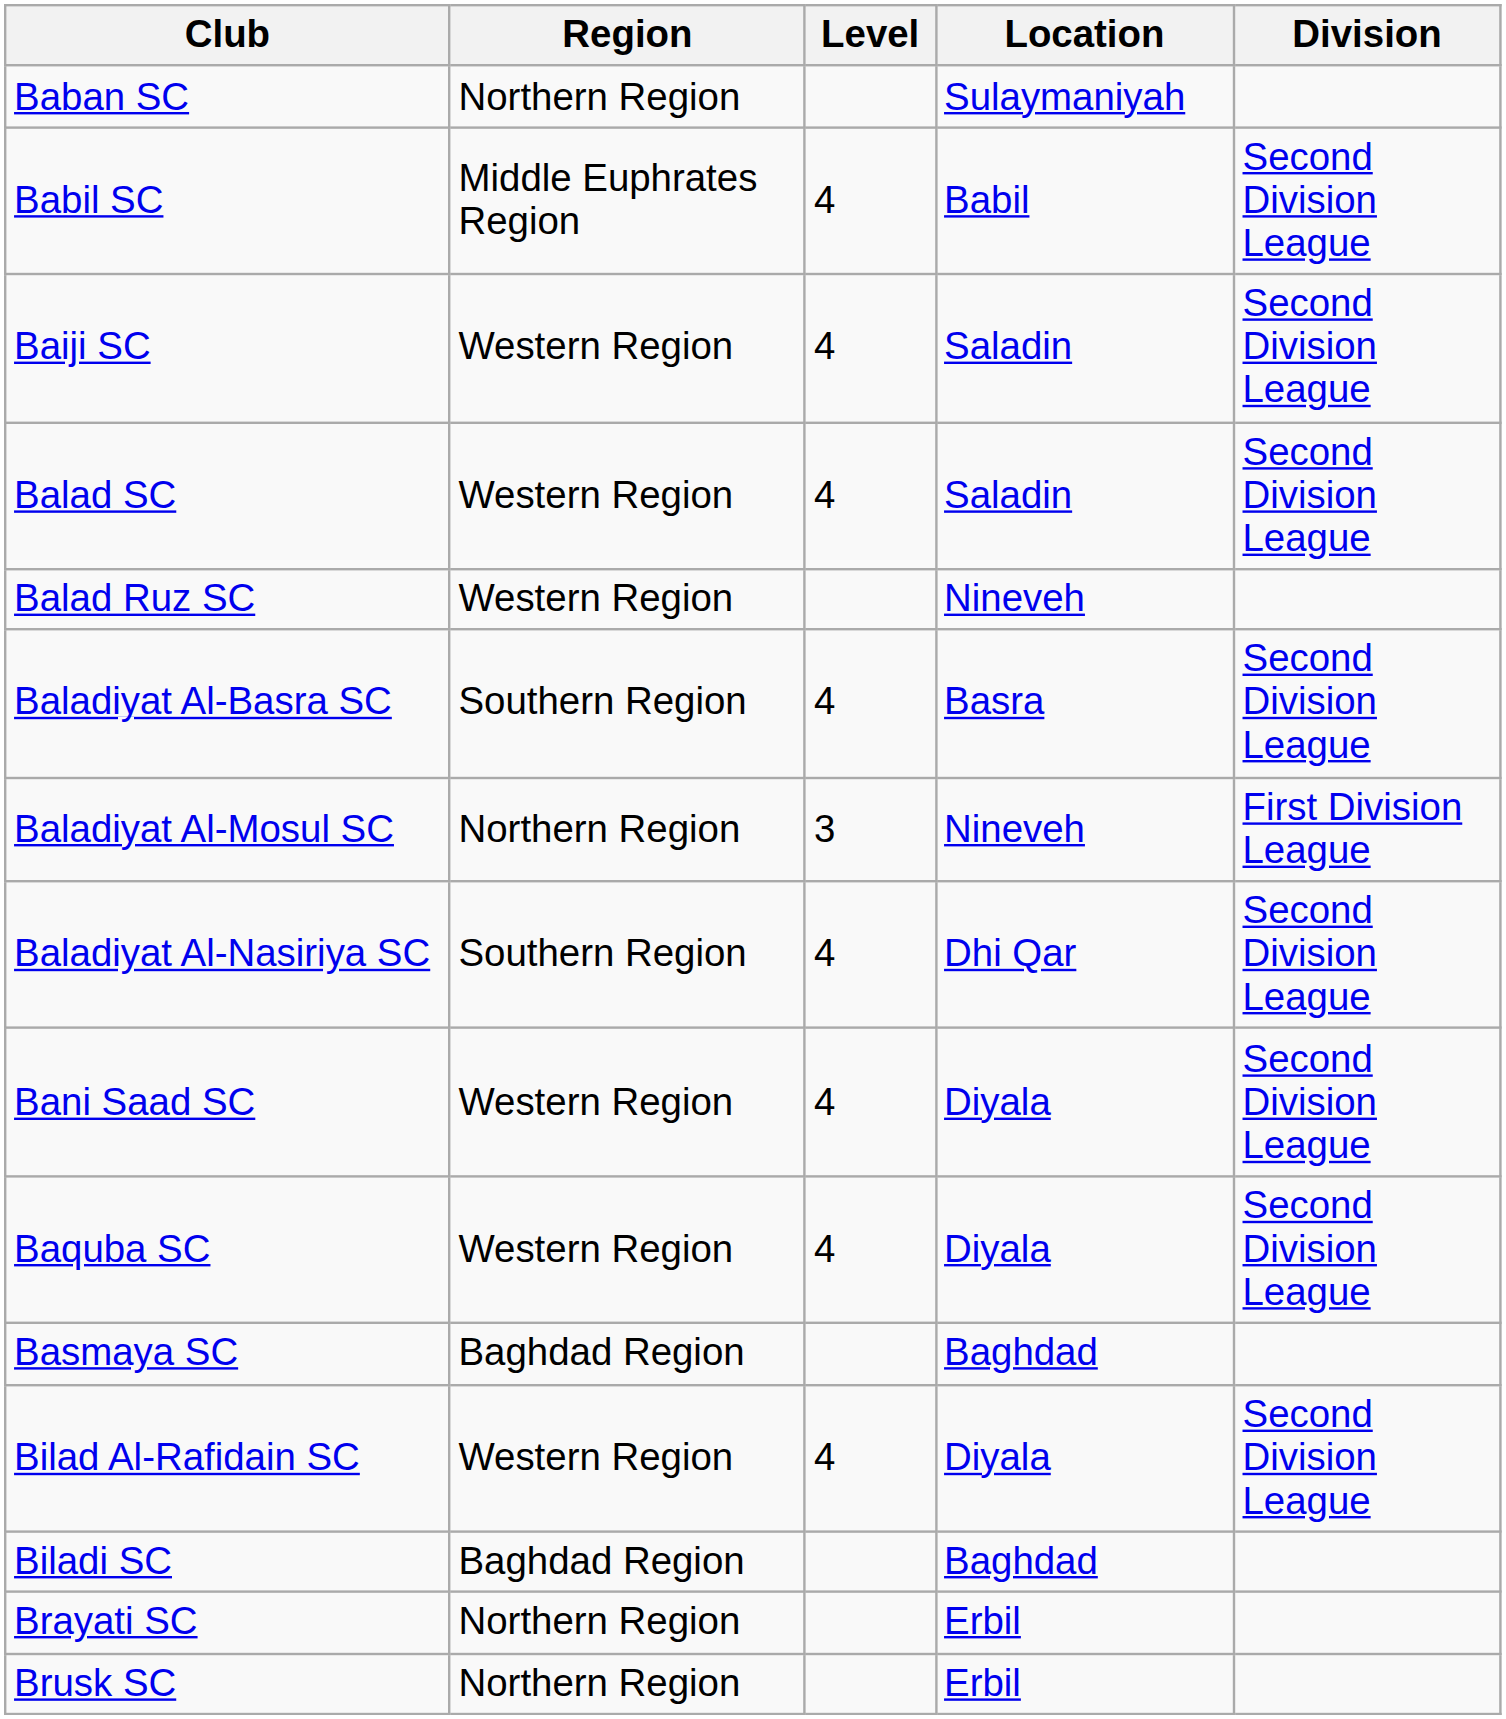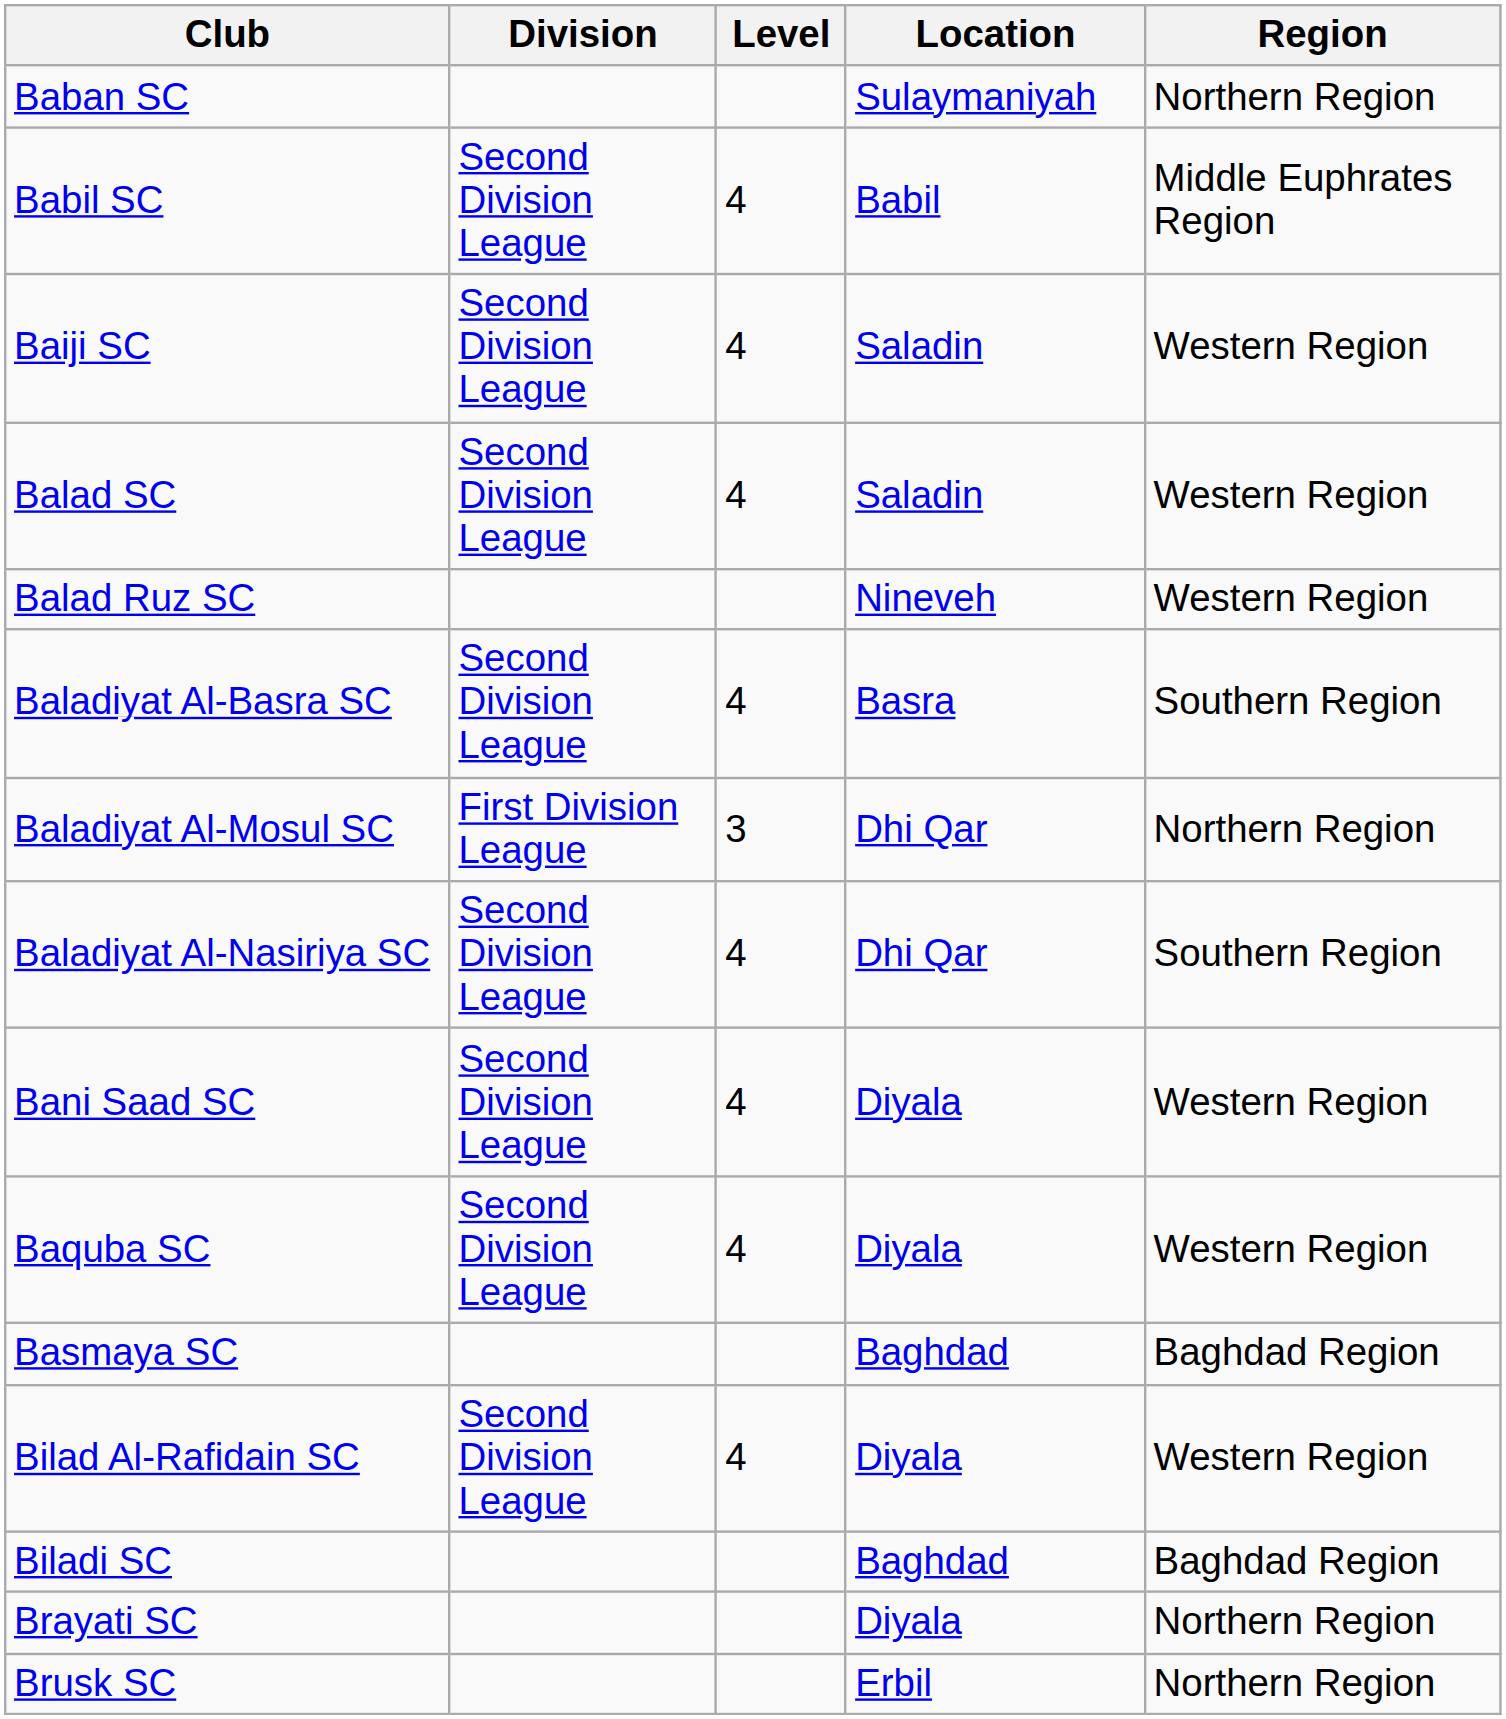columns swapped: (1367, 34) <-> (627, 34)
(1014, 828) Nineveh -> (921, 828) Dhi Qar
(982, 1621) Erbil -> (909, 1621) Diyala
